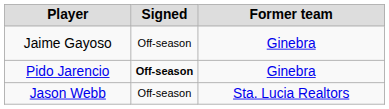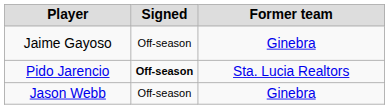(291, 71) Ginebra -> (291, 71) Sta. Lucia Realtors
(291, 93) Sta. Lucia Realtors -> (291, 93) Ginebra
